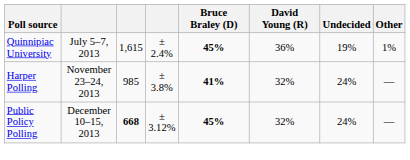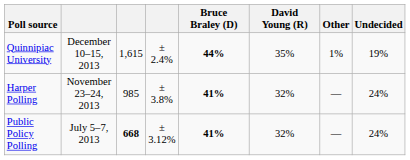columns swapped: (389, 24) <-> (347, 24)
(89, 47) July 5–7, 2013 -> (89, 53) December 10–15, 2013
(214, 47) 45% -> (214, 53) 44%
(285, 47) 36% -> (285, 53) 35%
(89, 122) December 10–15, 2013 -> (89, 134) July 5–7, 2013
(214, 122) 45% -> (214, 134) 41%
